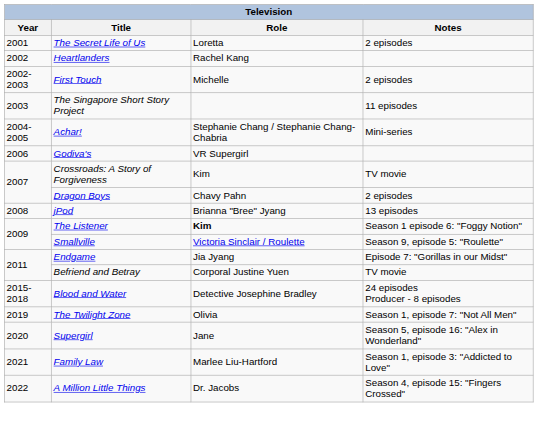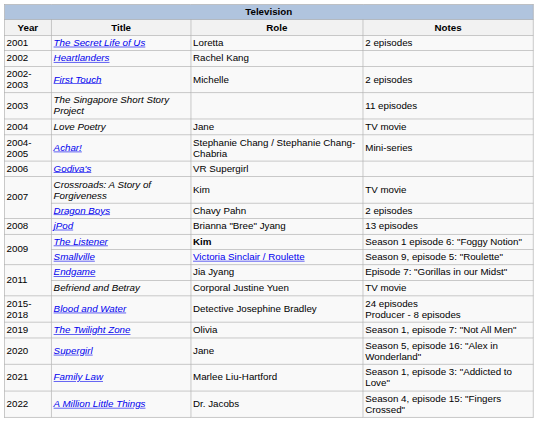+ row: (80, 127)
